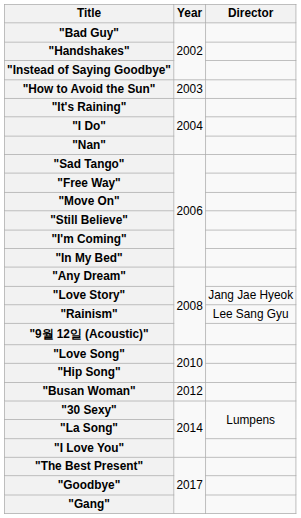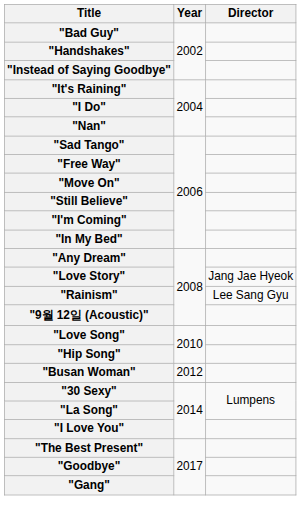- row: (89, 88)
